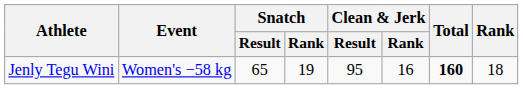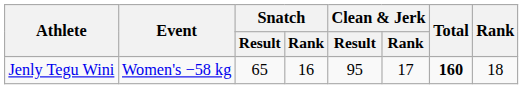(306, 70) 19 -> (306, 70) 16
(406, 70) 16 -> (406, 70) 17
